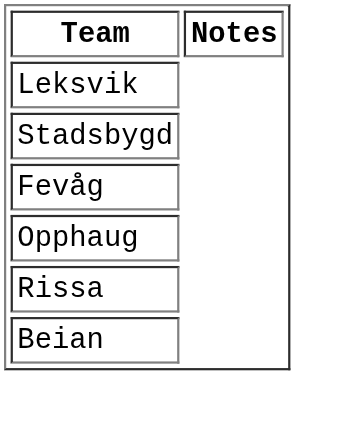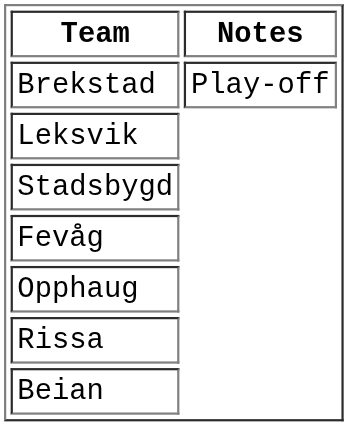+ row: (87, 85)
